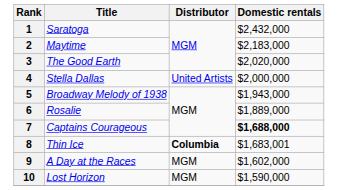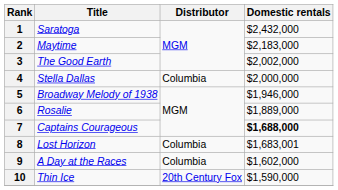(264, 62) $2,020,000 -> (273, 62) $2,002,000
(202, 78) United Artists -> (184, 78) Columbia
(264, 95) $1,943,000 -> (273, 95) $1,946,000
(65, 144) Thin Ice -> (66, 144) Lost Horizon
(195, 144) bold -> (184, 144) normal
(184, 161) MGM -> (184, 161) Columbia
(76, 177) Lost Horizon -> (56, 177) Thin Ice
(184, 177) MGM -> (202, 177) 20th Century Fox
